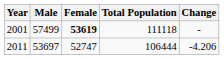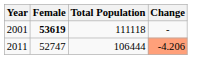- column: (46, 12)
(203, 46) no background -> (171, 46) lightsalmon background
